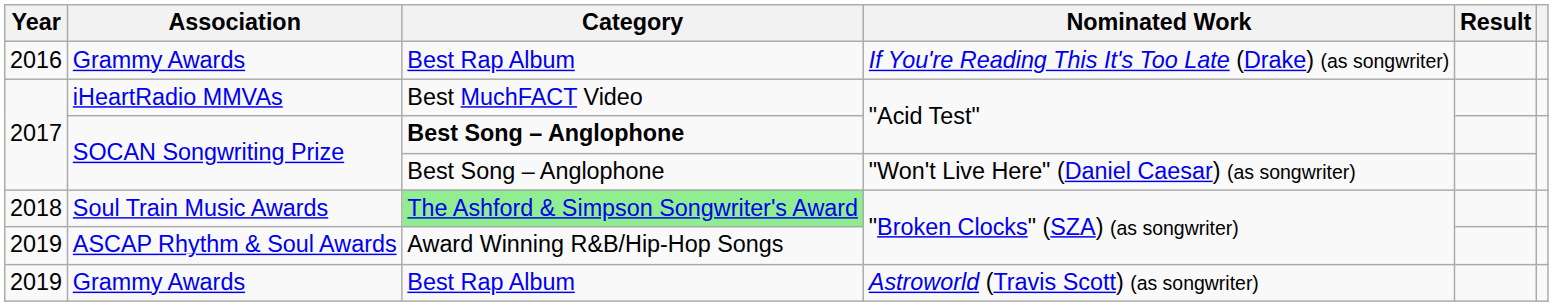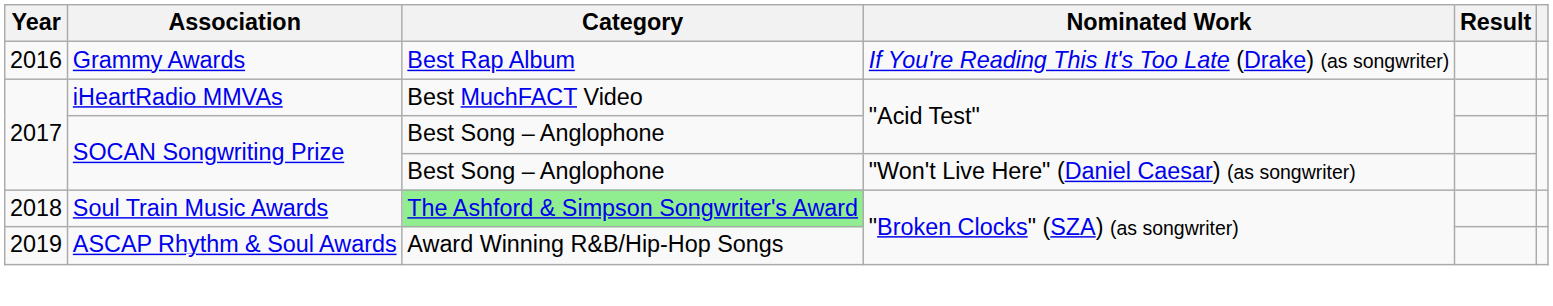(546, 134) bold -> (536, 134) normal
- row: (159, 282)
